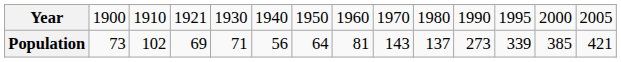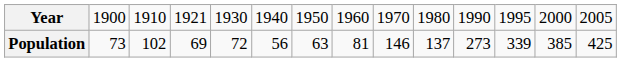(239, 43) 71 -> (239, 43) 72
(320, 43) 64 -> (320, 43) 63
(397, 43) 143 -> (397, 43) 146
(600, 43) 421 -> (600, 43) 425
